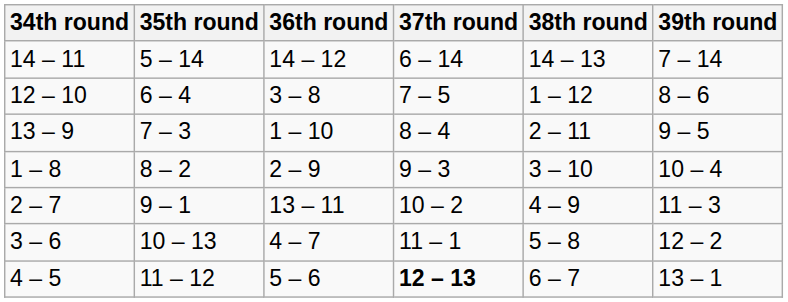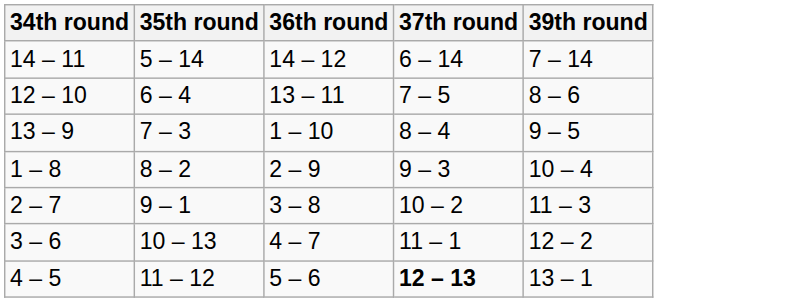- column: (588, 22)
(295, 95) 3 – 8 -> (307, 95) 13 – 11
(307, 205) 13 – 11 -> (295, 205) 3 – 8
